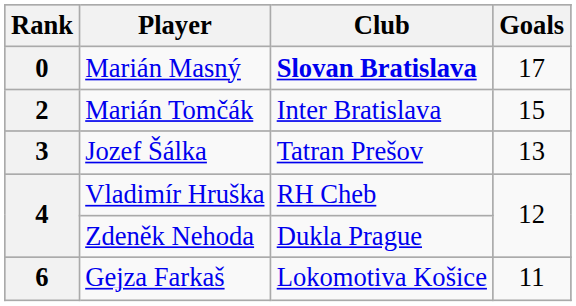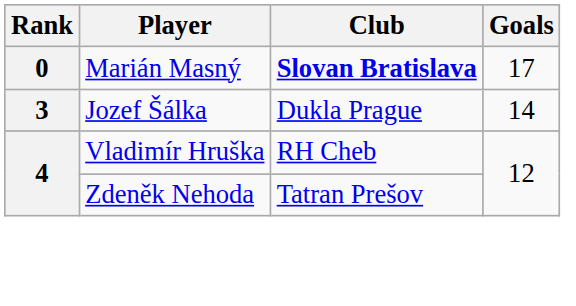- row: (169, 109)
(350, 151) Tatran Prešov -> (349, 109) Dukla Prague
(532, 151) 13 -> (521, 109) 14
(349, 236) Dukla Prague -> (350, 194) Tatran Prešov
- row: (155, 278)
